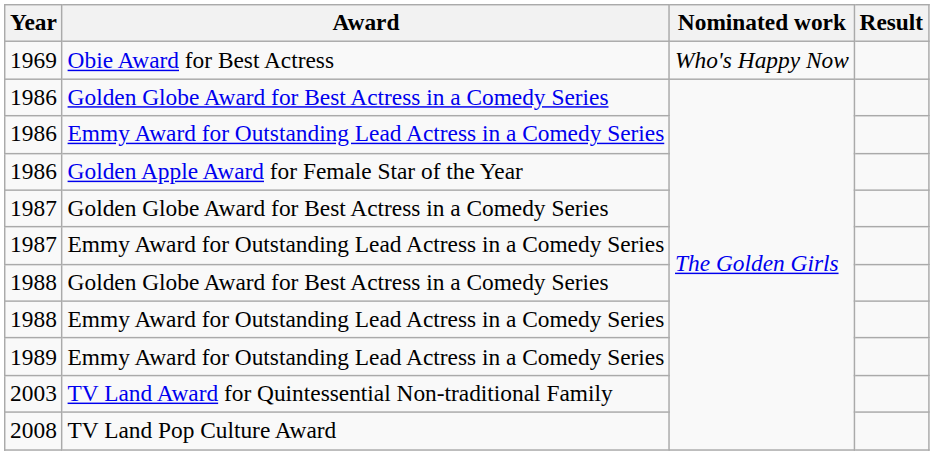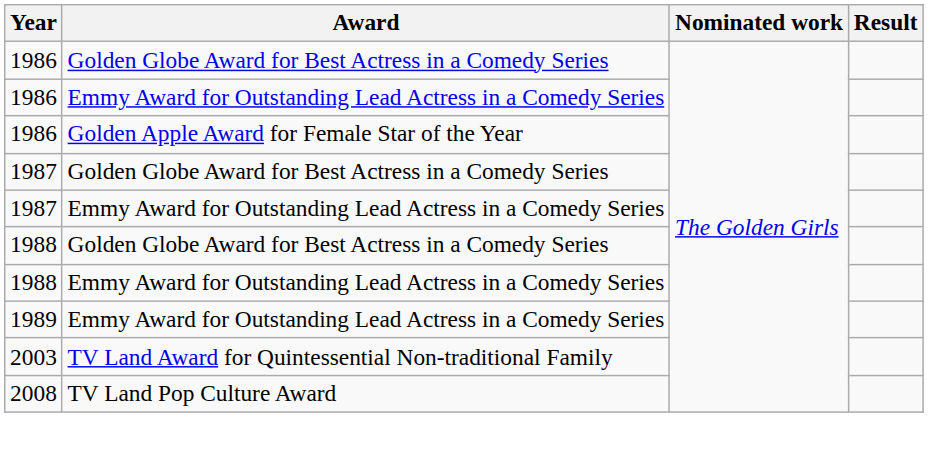- row: (33, 60)
